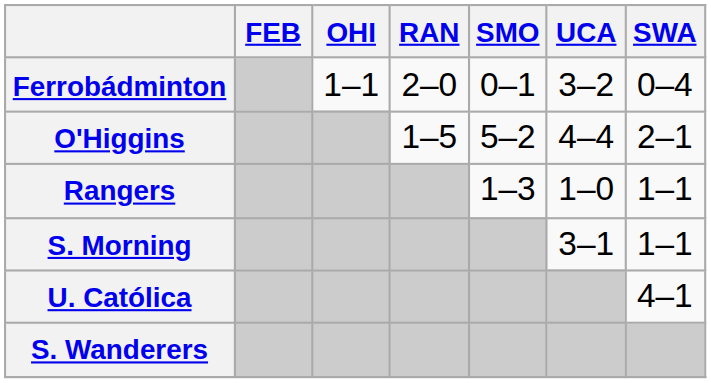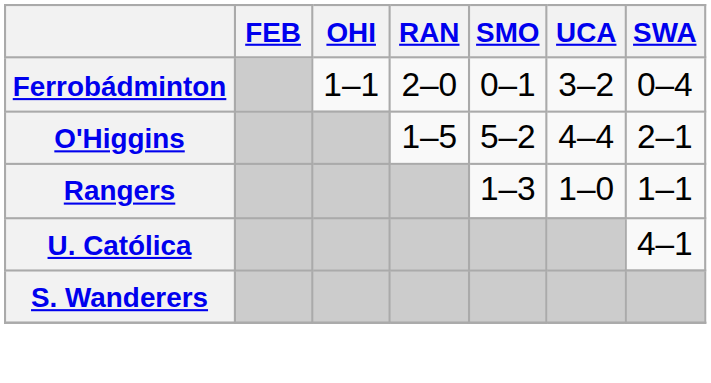- row: (120, 245)
